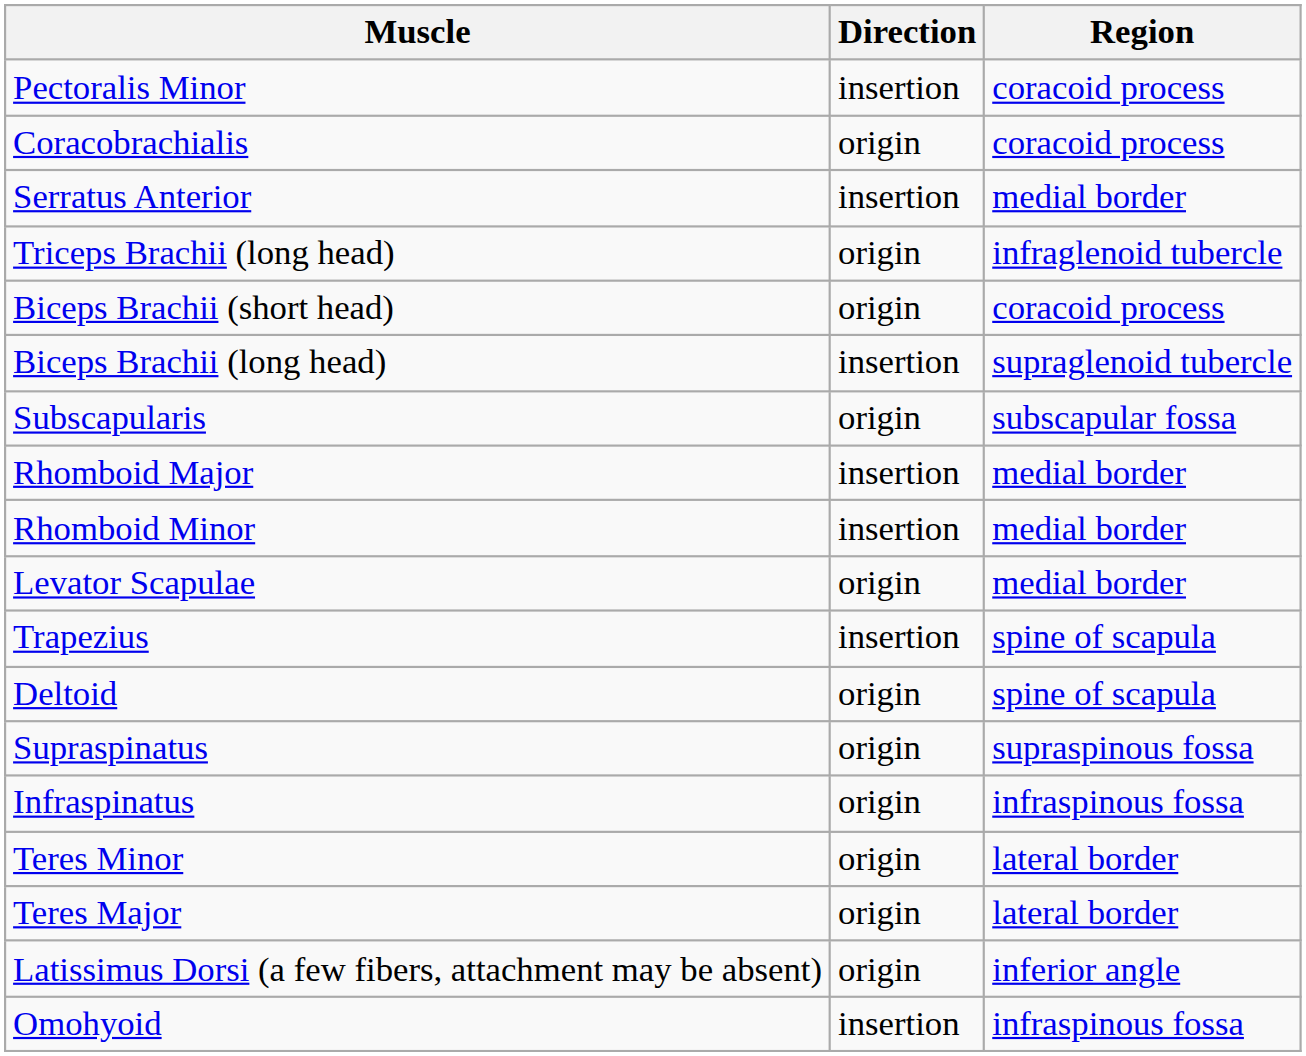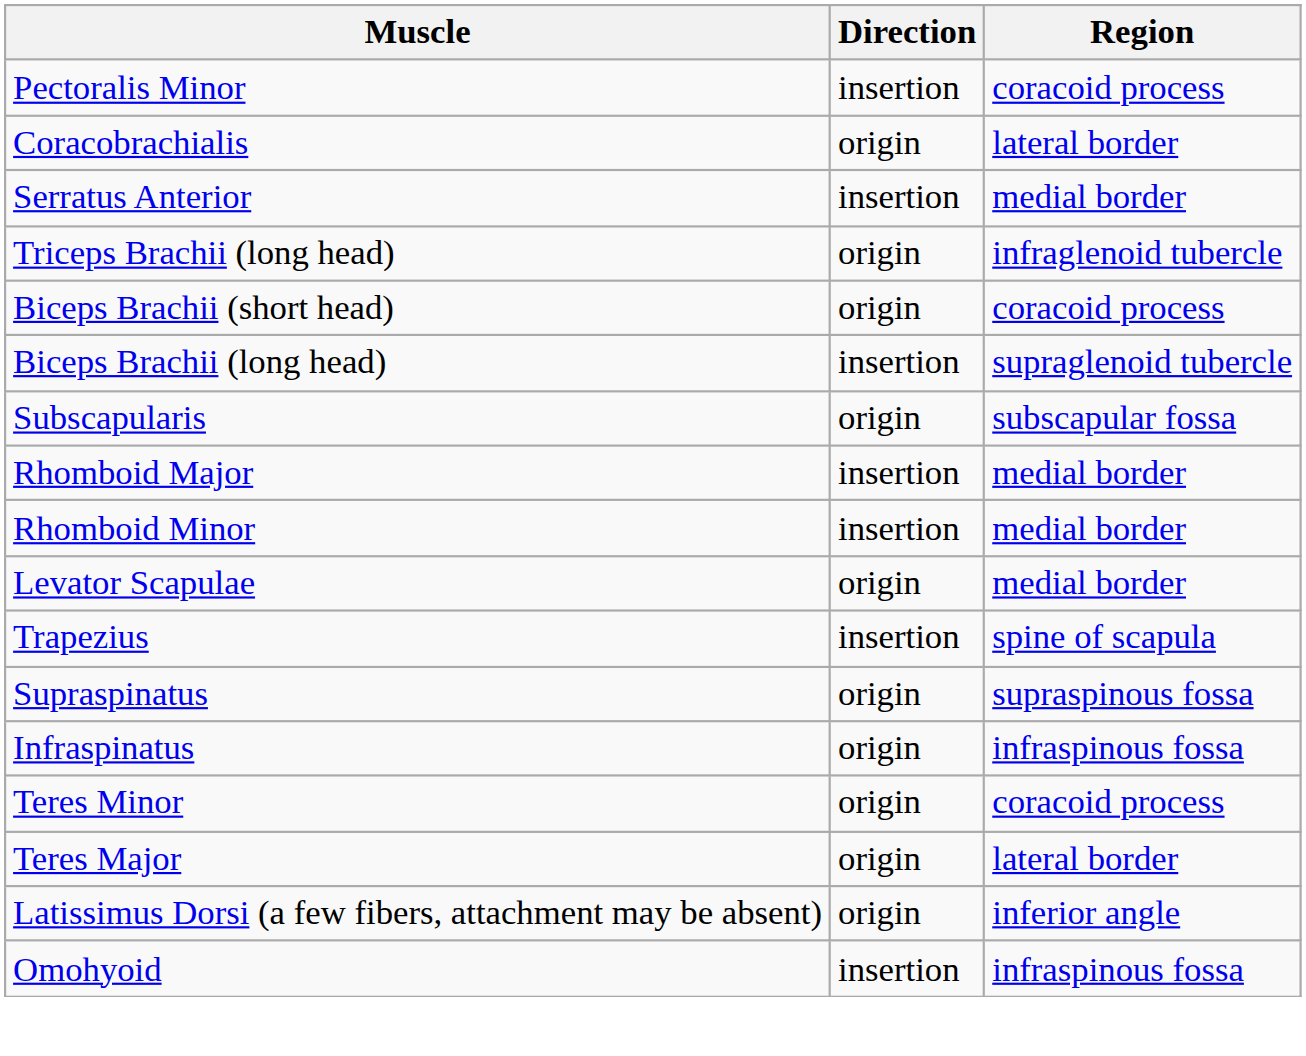(1108, 142) coracoid process -> (1085, 142) lateral border
- row: (65, 692)
(1085, 857) lateral border -> (1108, 802) coracoid process
